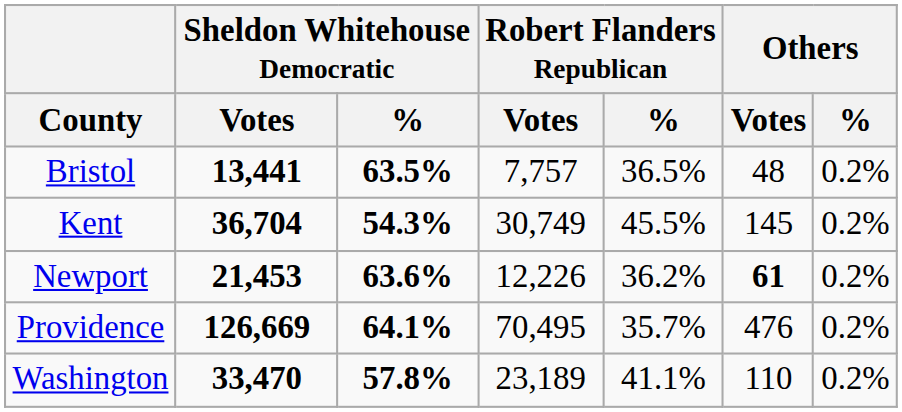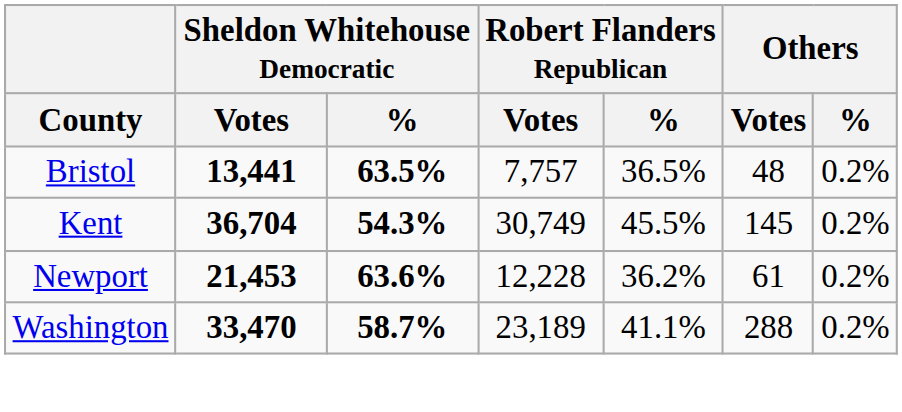(541, 275) 12,226 -> (541, 275) 12,228
(768, 275) bold -> (768, 275) normal
- row: (91, 327)
(408, 379) 57.8% -> (402, 327) 58.7%
(768, 379) 110 -> (768, 327) 288
